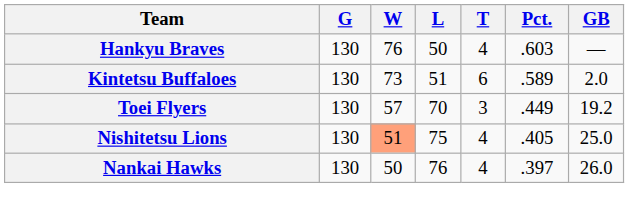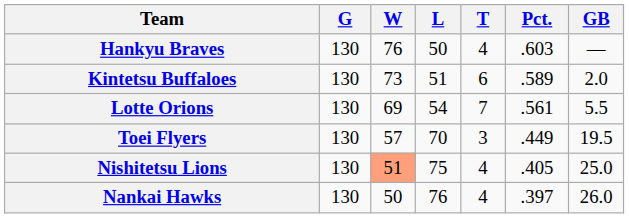+ row: (162, 108)
(596, 108) 19.2 -> (596, 138) 19.5
